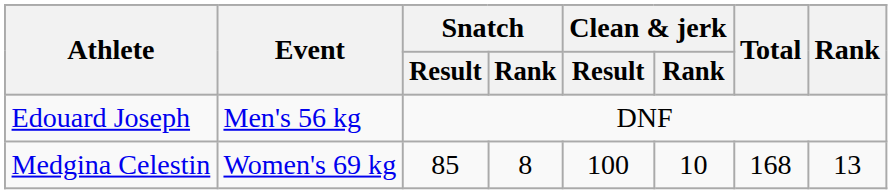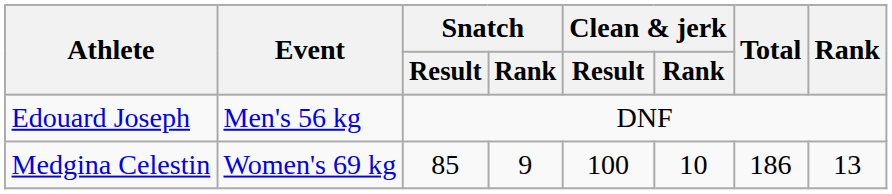(525, 164) 8 -> (525, 164) 9
(771, 164) 168 -> (771, 164) 186
